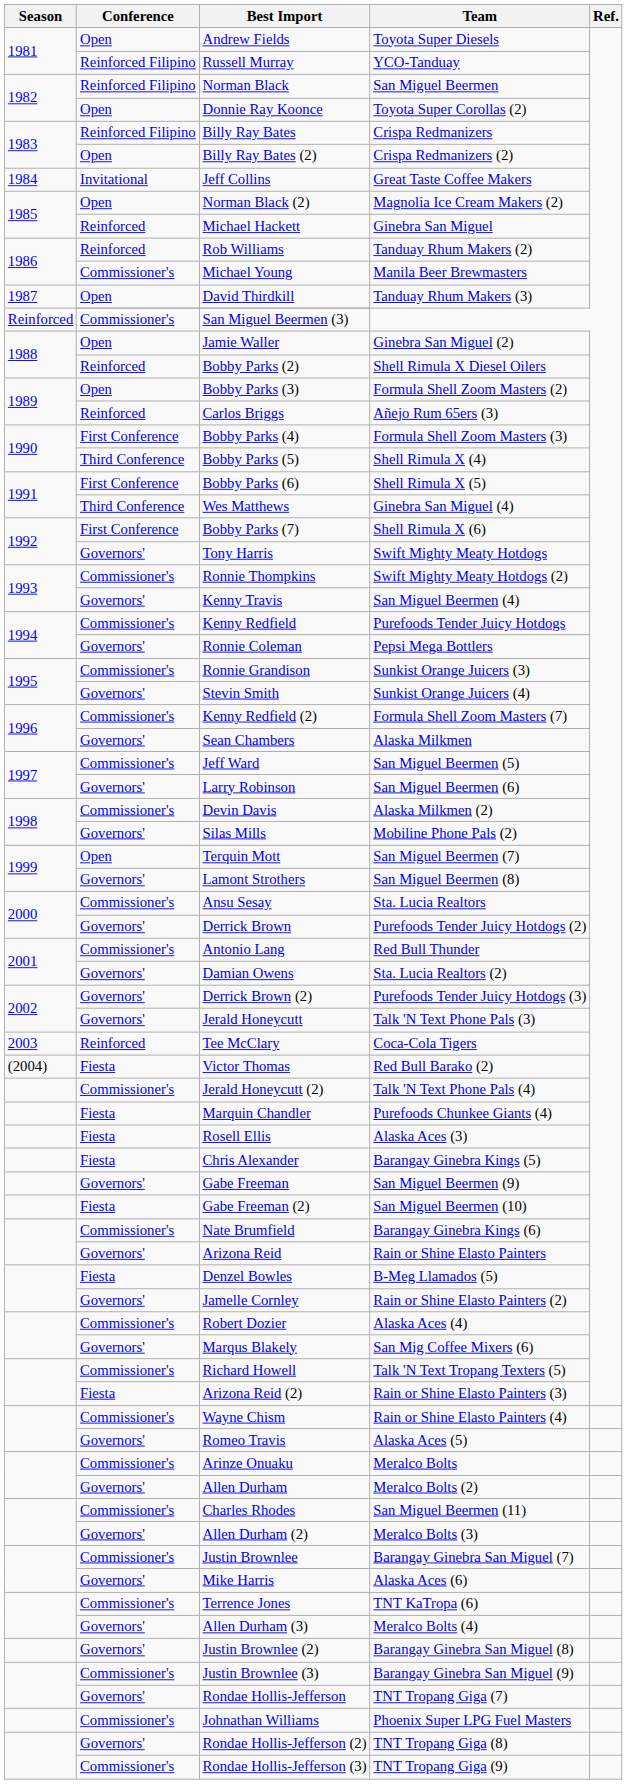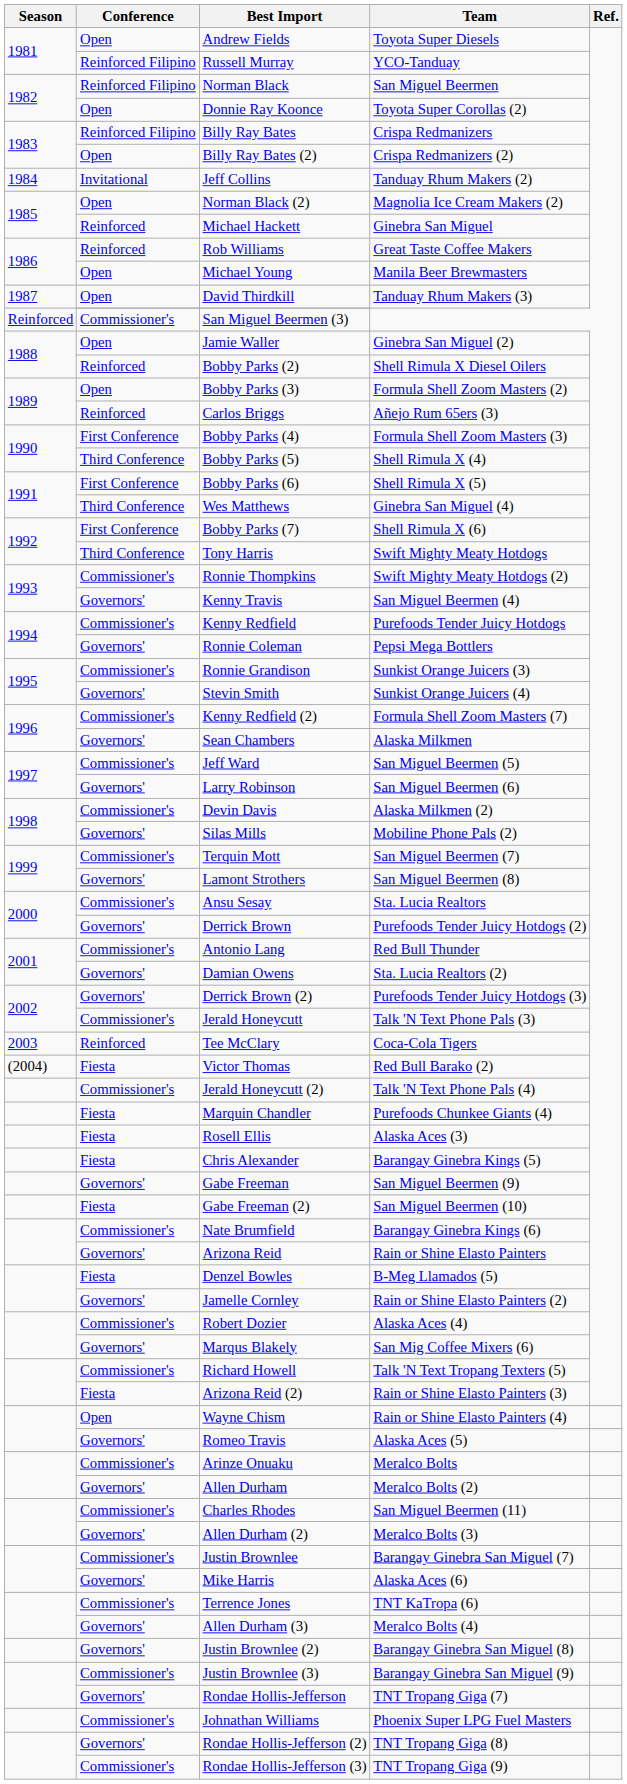(452, 179) Great Taste Coffee Makers -> (453, 179) Tanduay Rhum Makers (2)
(453, 249) Tanduay Rhum Makers (2) -> (452, 249) Great Taste Coffee Makers
(127, 272) Commissioner's -> (96, 272) Open
(112, 553) Governors' -> (132, 553) Third Conference
(96, 856) Open -> (127, 856) Commissioner's
(112, 1020) Governors' -> (127, 1020) Commissioner's
(127, 1416) Commissioner's -> (96, 1416) Open
